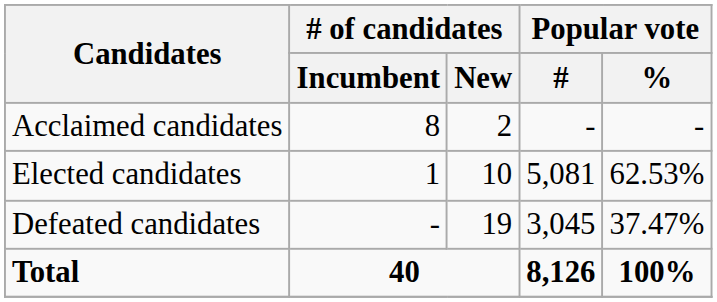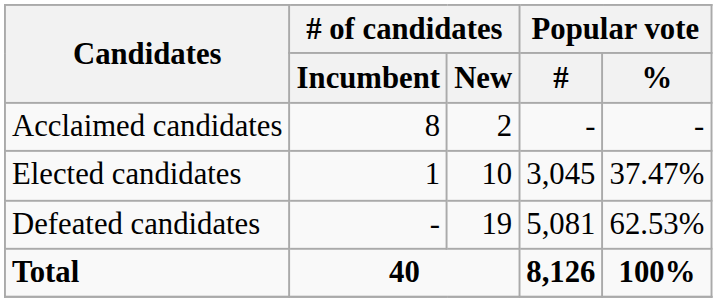(561, 175) 5,081 -> (561, 175) 3,045
(657, 175) 62.53% -> (657, 175) 37.47%
(561, 223) 3,045 -> (561, 223) 5,081
(657, 223) 37.47% -> (657, 223) 62.53%
